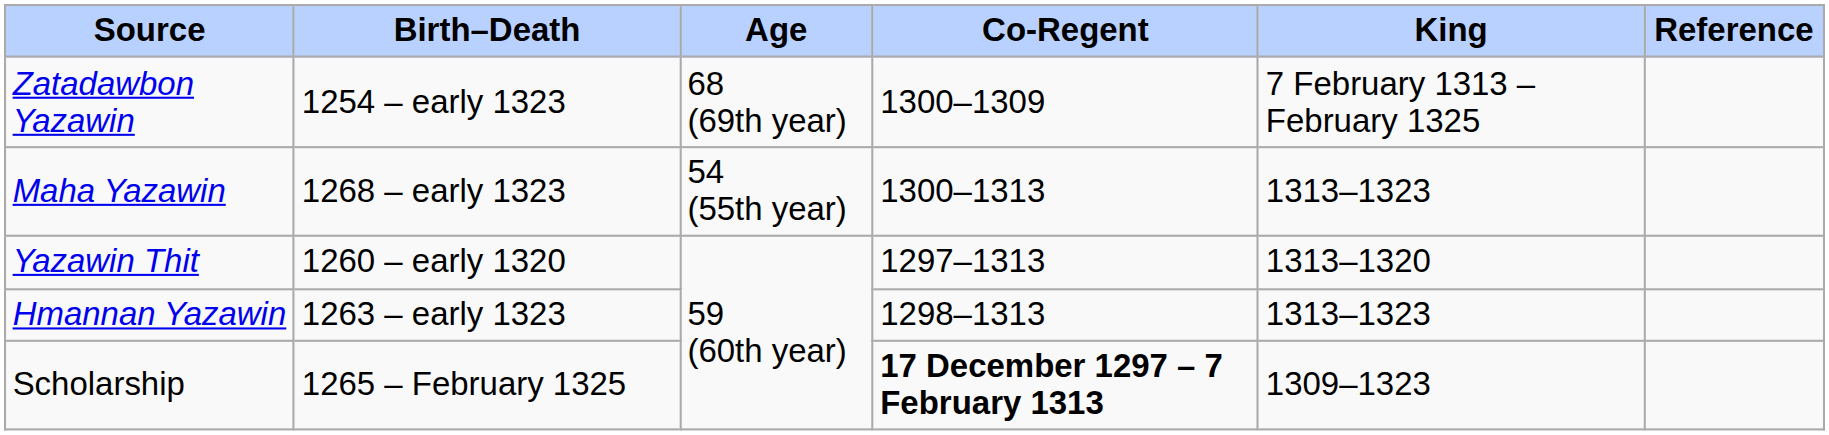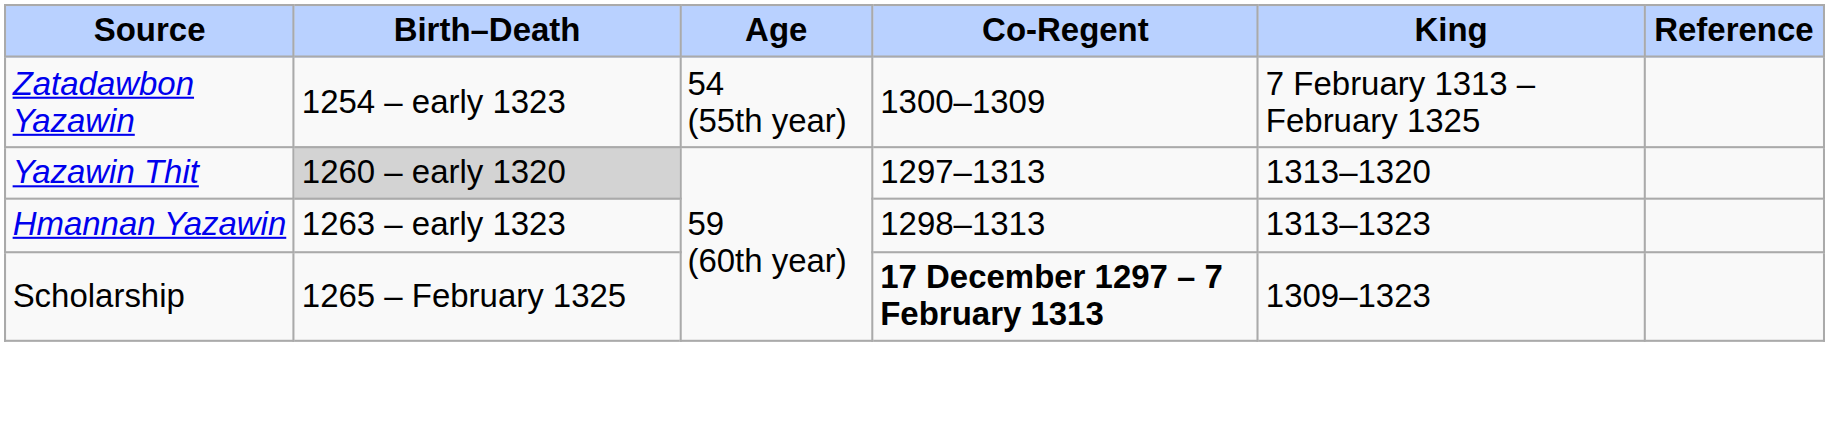(767, 101) 68 (69th year) -> (767, 101) 54 (55th year)
- row: (119, 190)
(434, 261) no background -> (434, 172) lightgrey background
